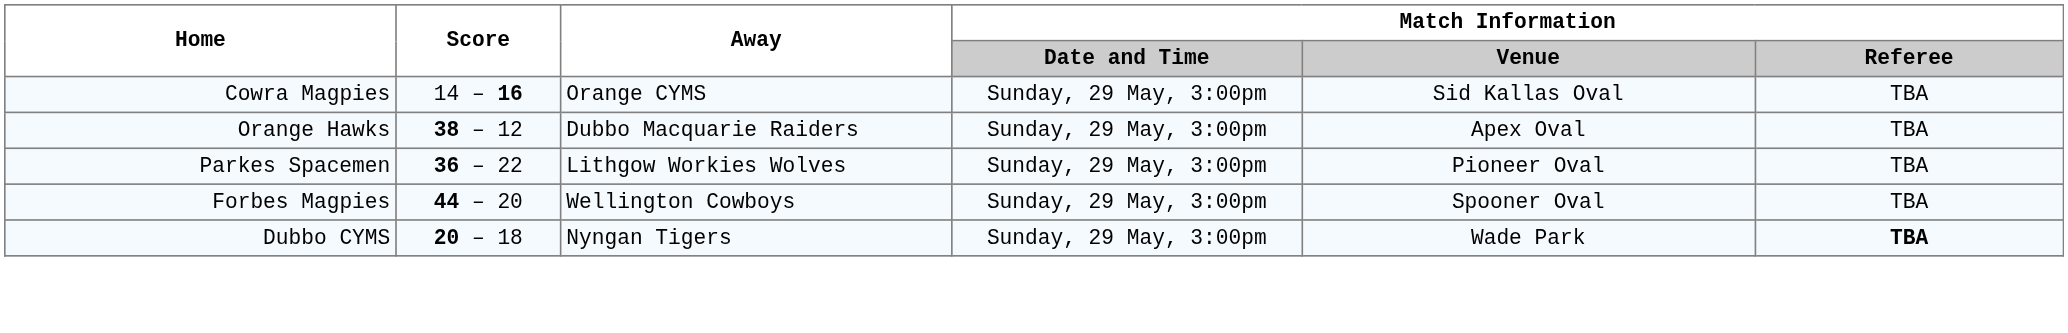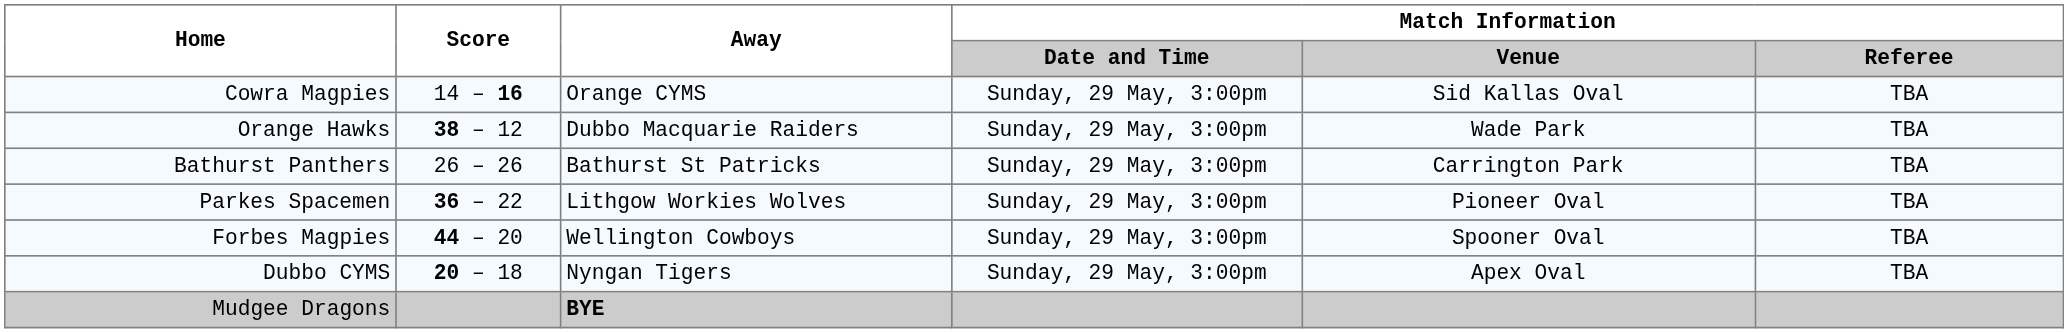(1528, 130) Apex Oval -> (1528, 130) Wade Park
+ row: (282, 166)
(1528, 238) Wade Park -> (1528, 274) Apex Oval
(1909, 238) bold -> (1909, 274) normal
+ row: (301, 310)
